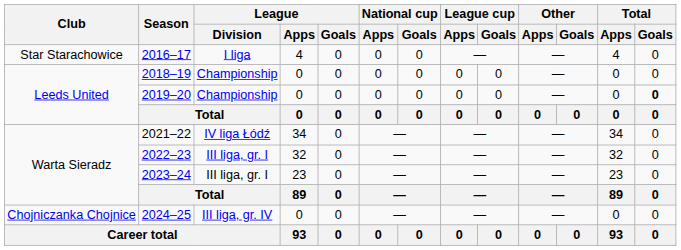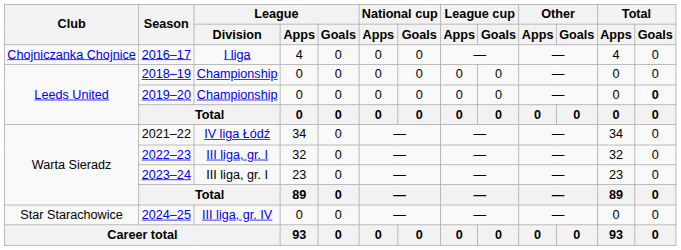(72, 54) Star Starachowice -> (72, 54) Chojniczanka Chojnice
(72, 214) Chojniczanka Chojnice -> (72, 214) Star Starachowice
